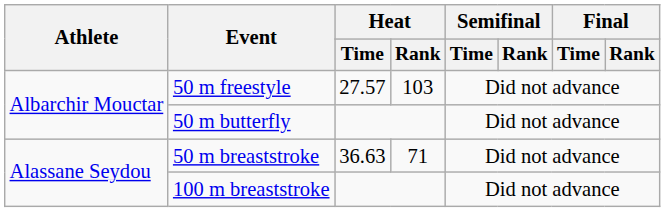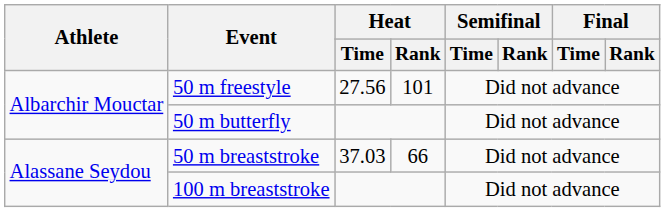(362, 87) 27.57 -> (362, 87) 27.56
(418, 87) 103 -> (418, 87) 101
(362, 155) 36.63 -> (362, 155) 37.03
(418, 155) 71 -> (418, 155) 66
